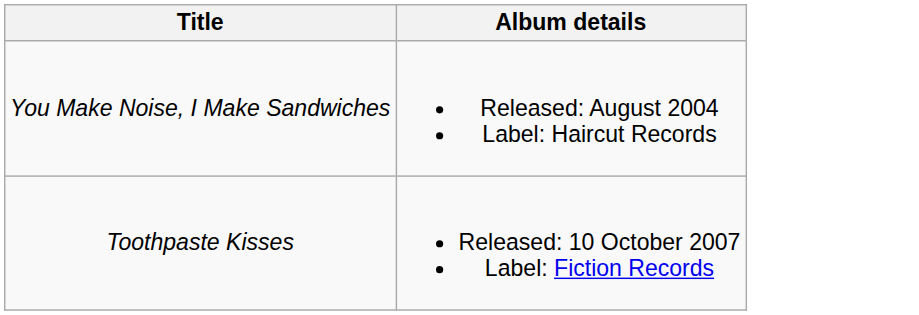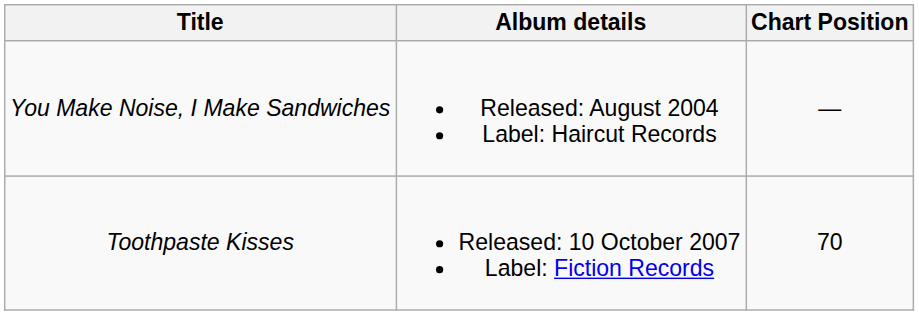+ column: (830, 22)
